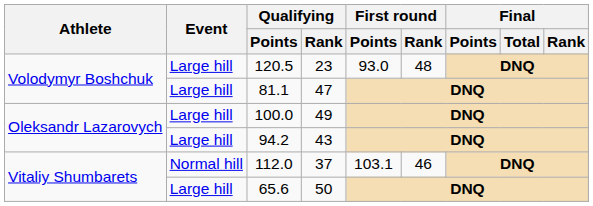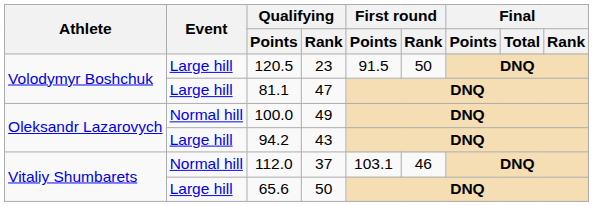(373, 66) 93.0 -> (373, 66) 91.5
(423, 66) 48 -> (423, 66) 50
(201, 115) Large hill -> (206, 115) Normal hill
